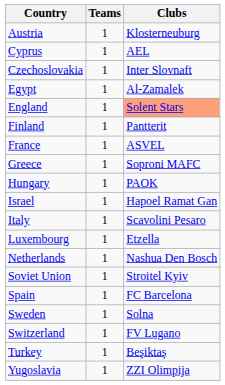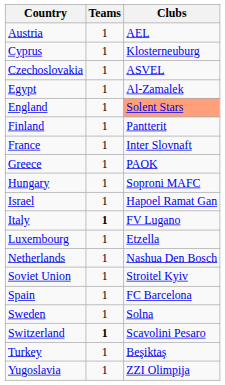(163, 32) Klosterneuburg -> (138, 32) AEL
(138, 51) AEL -> (163, 51) Klosterneuburg
(159, 70) Inter Slovnaft -> (145, 70) ASVEL
(145, 145) ASVEL -> (159, 145) Inter Slovnaft
(163, 164) Soproni MAFC -> (142, 164) PAOK
(142, 182) PAOK -> (163, 182) Soproni MAFC
(105, 220) normal -> (105, 220) bold
(166, 220) Scavolini Pesaro -> (153, 220) FV Lugano
(105, 333) normal -> (105, 333) bold
(153, 333) FV Lugano -> (166, 333) Scavolini Pesaro
